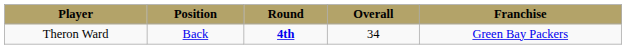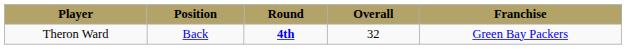(373, 34) 34 -> (373, 34) 32
